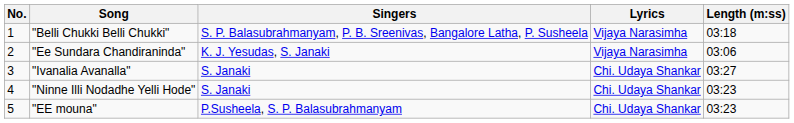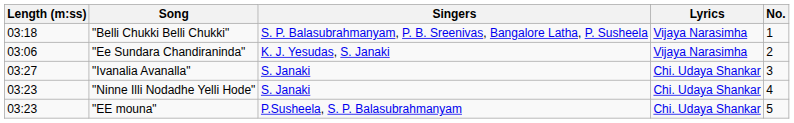columns swapped: (17, 14) <-> (746, 14)
